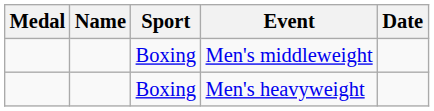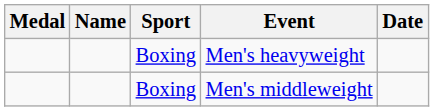rows swapped: (289, 55) <-> (285, 89)
